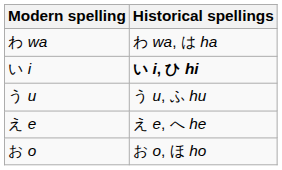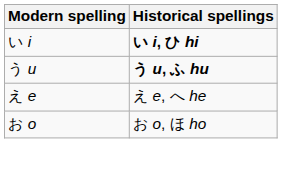- row: (28, 42)
(170, 96) normal -> (171, 69) bold
